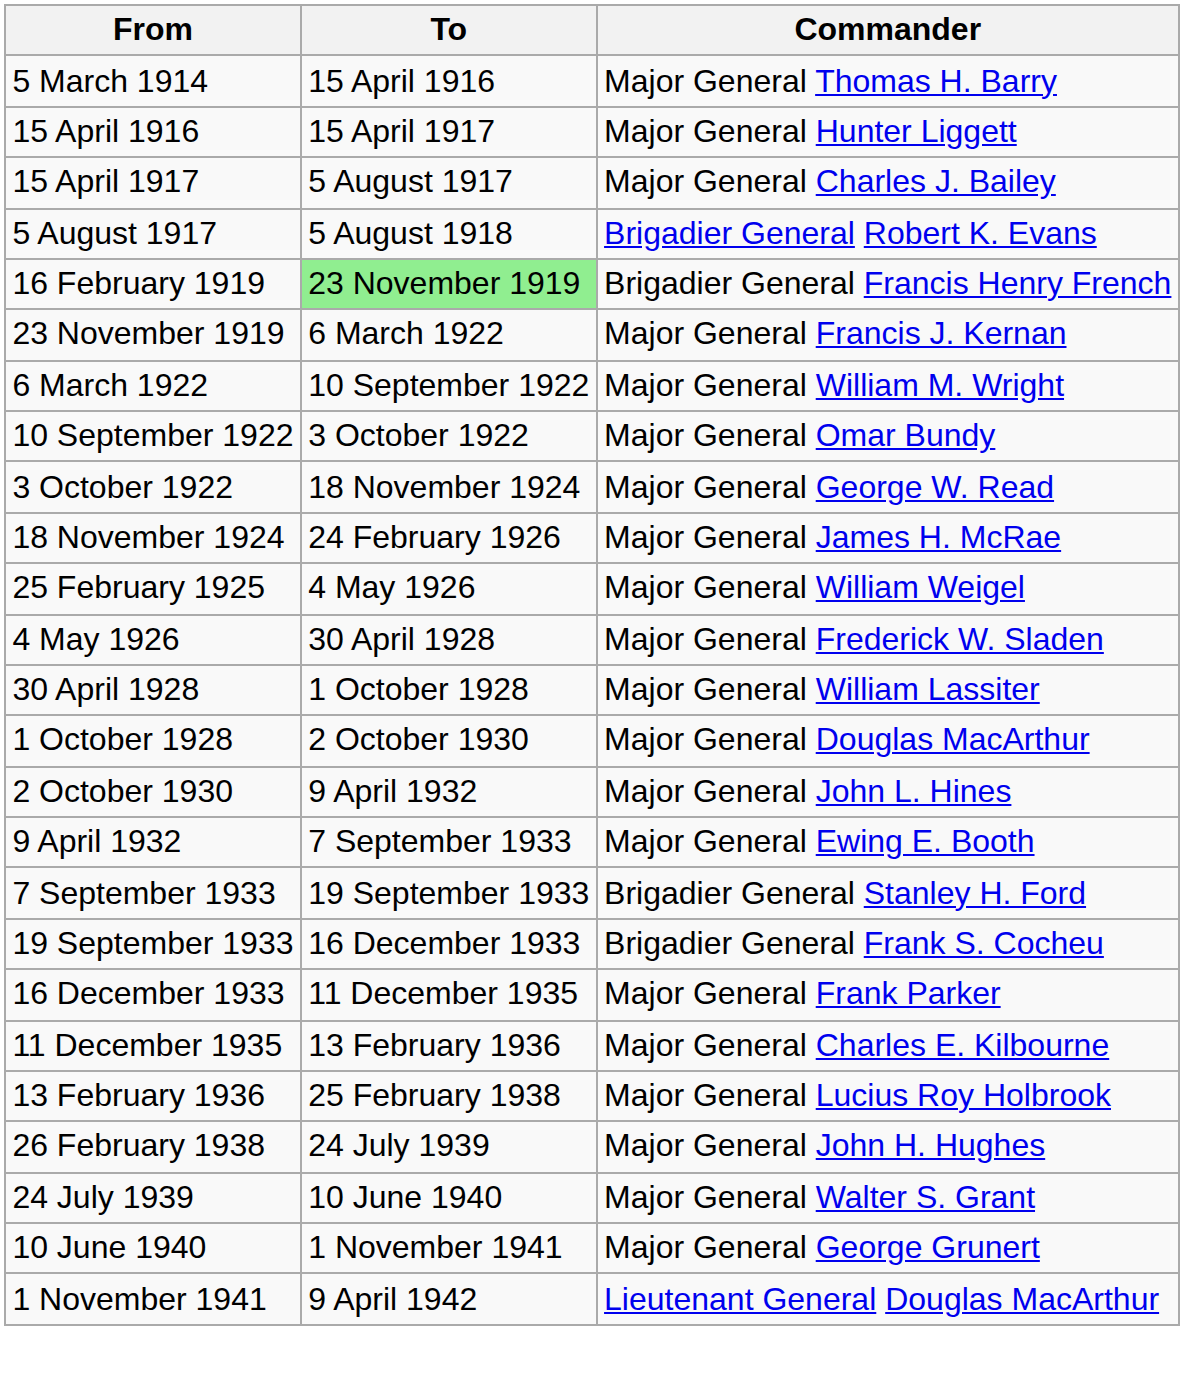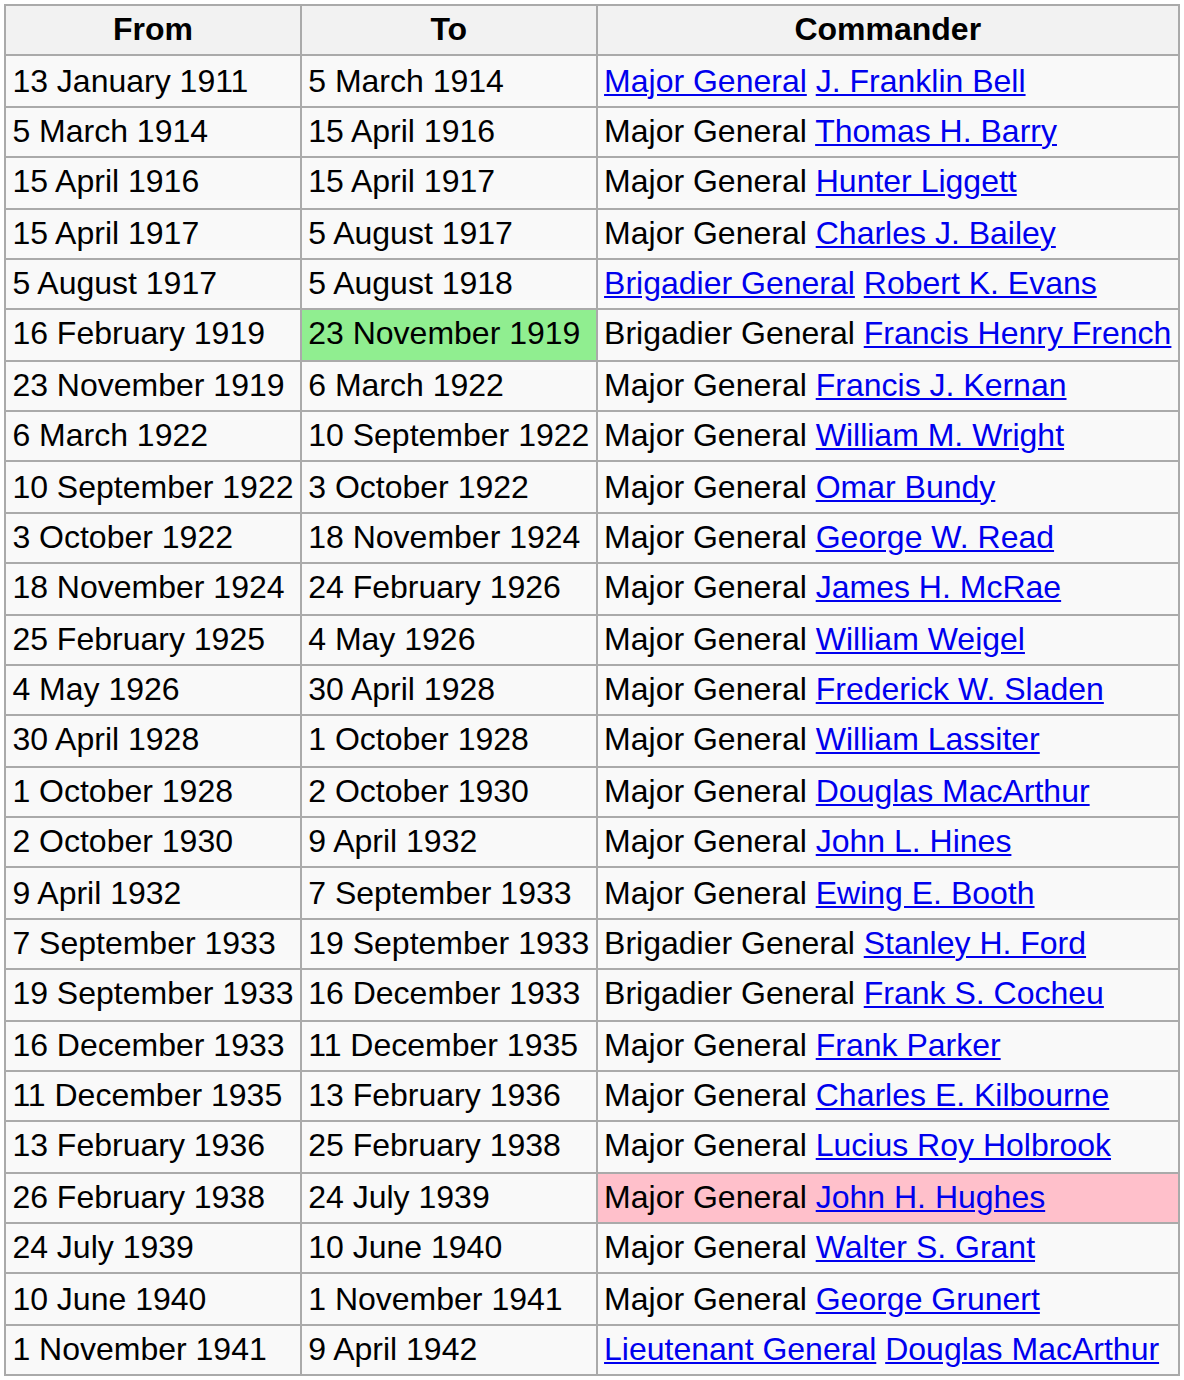+ row: (130, 80)
(825, 1146) no background -> (825, 1197) pink background
